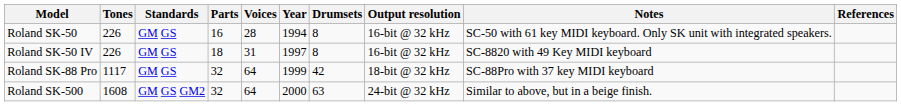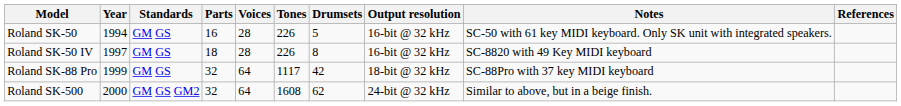columns swapped: (294, 14) <-> (118, 14)
(315, 33) 8 -> (315, 33) 5
(250, 52) 31 -> (244, 52) 28
(318, 91) 63 -> (318, 91) 62
